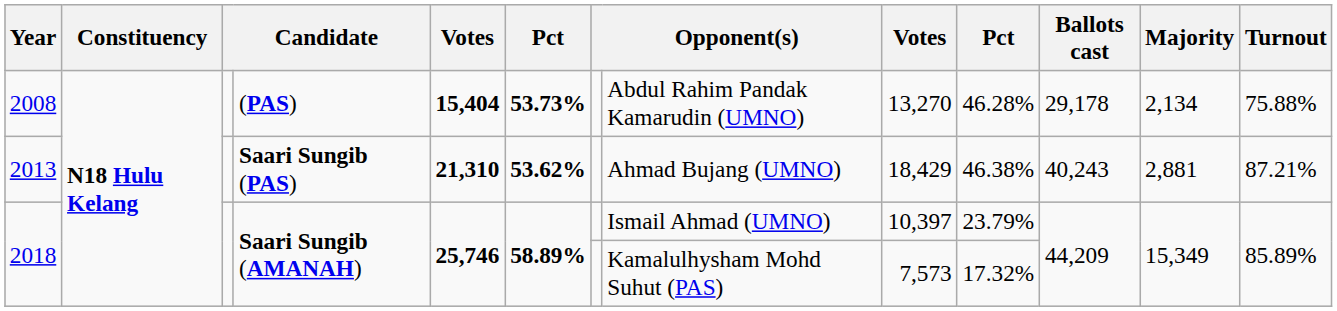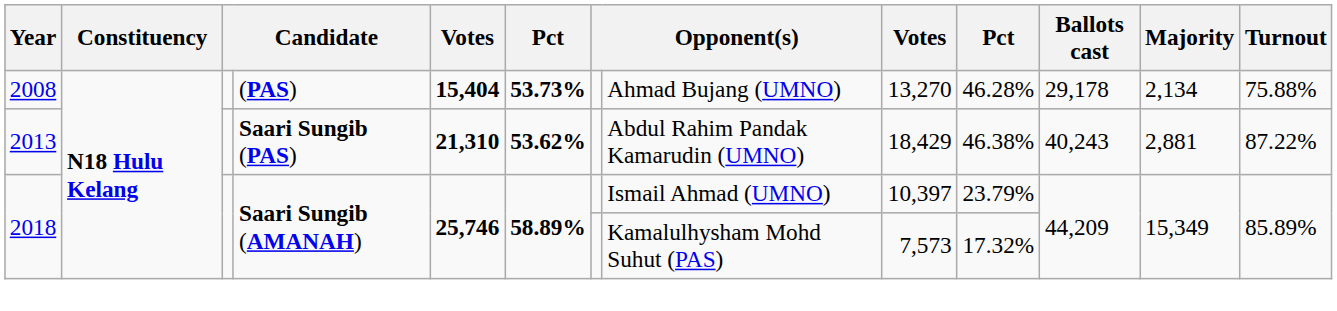(707, 103) Abdul Rahim Pandak Kamarudin (UMNO) -> (724, 89) Ahmad Bujang (UMNO)
(724, 169) Ahmad Bujang (UMNO) -> (707, 141) Abdul Rahim Pandak Kamarudin (UMNO)
(1281, 169) 87.21% -> (1281, 141) 87.22%
